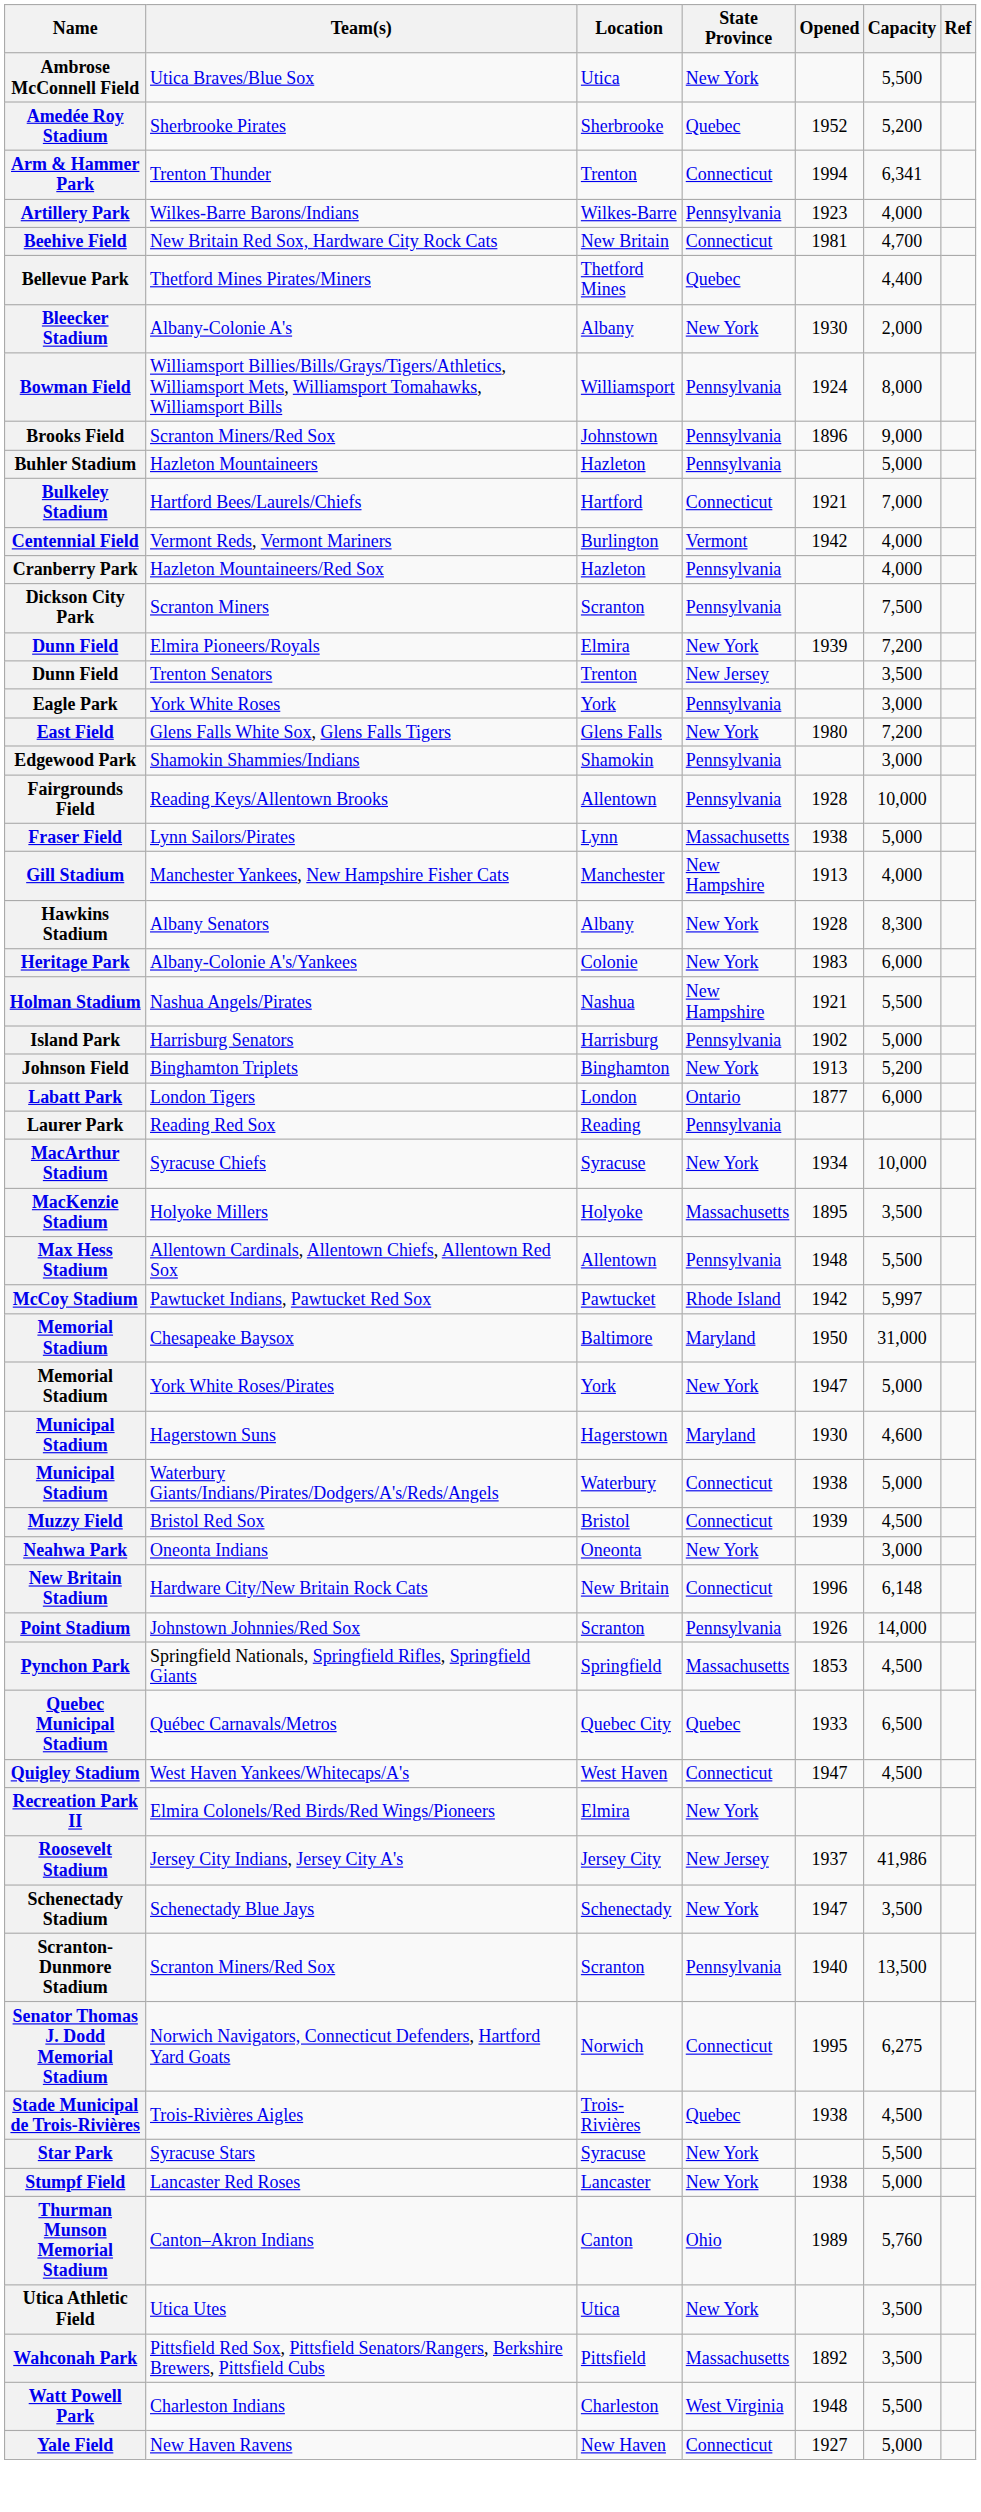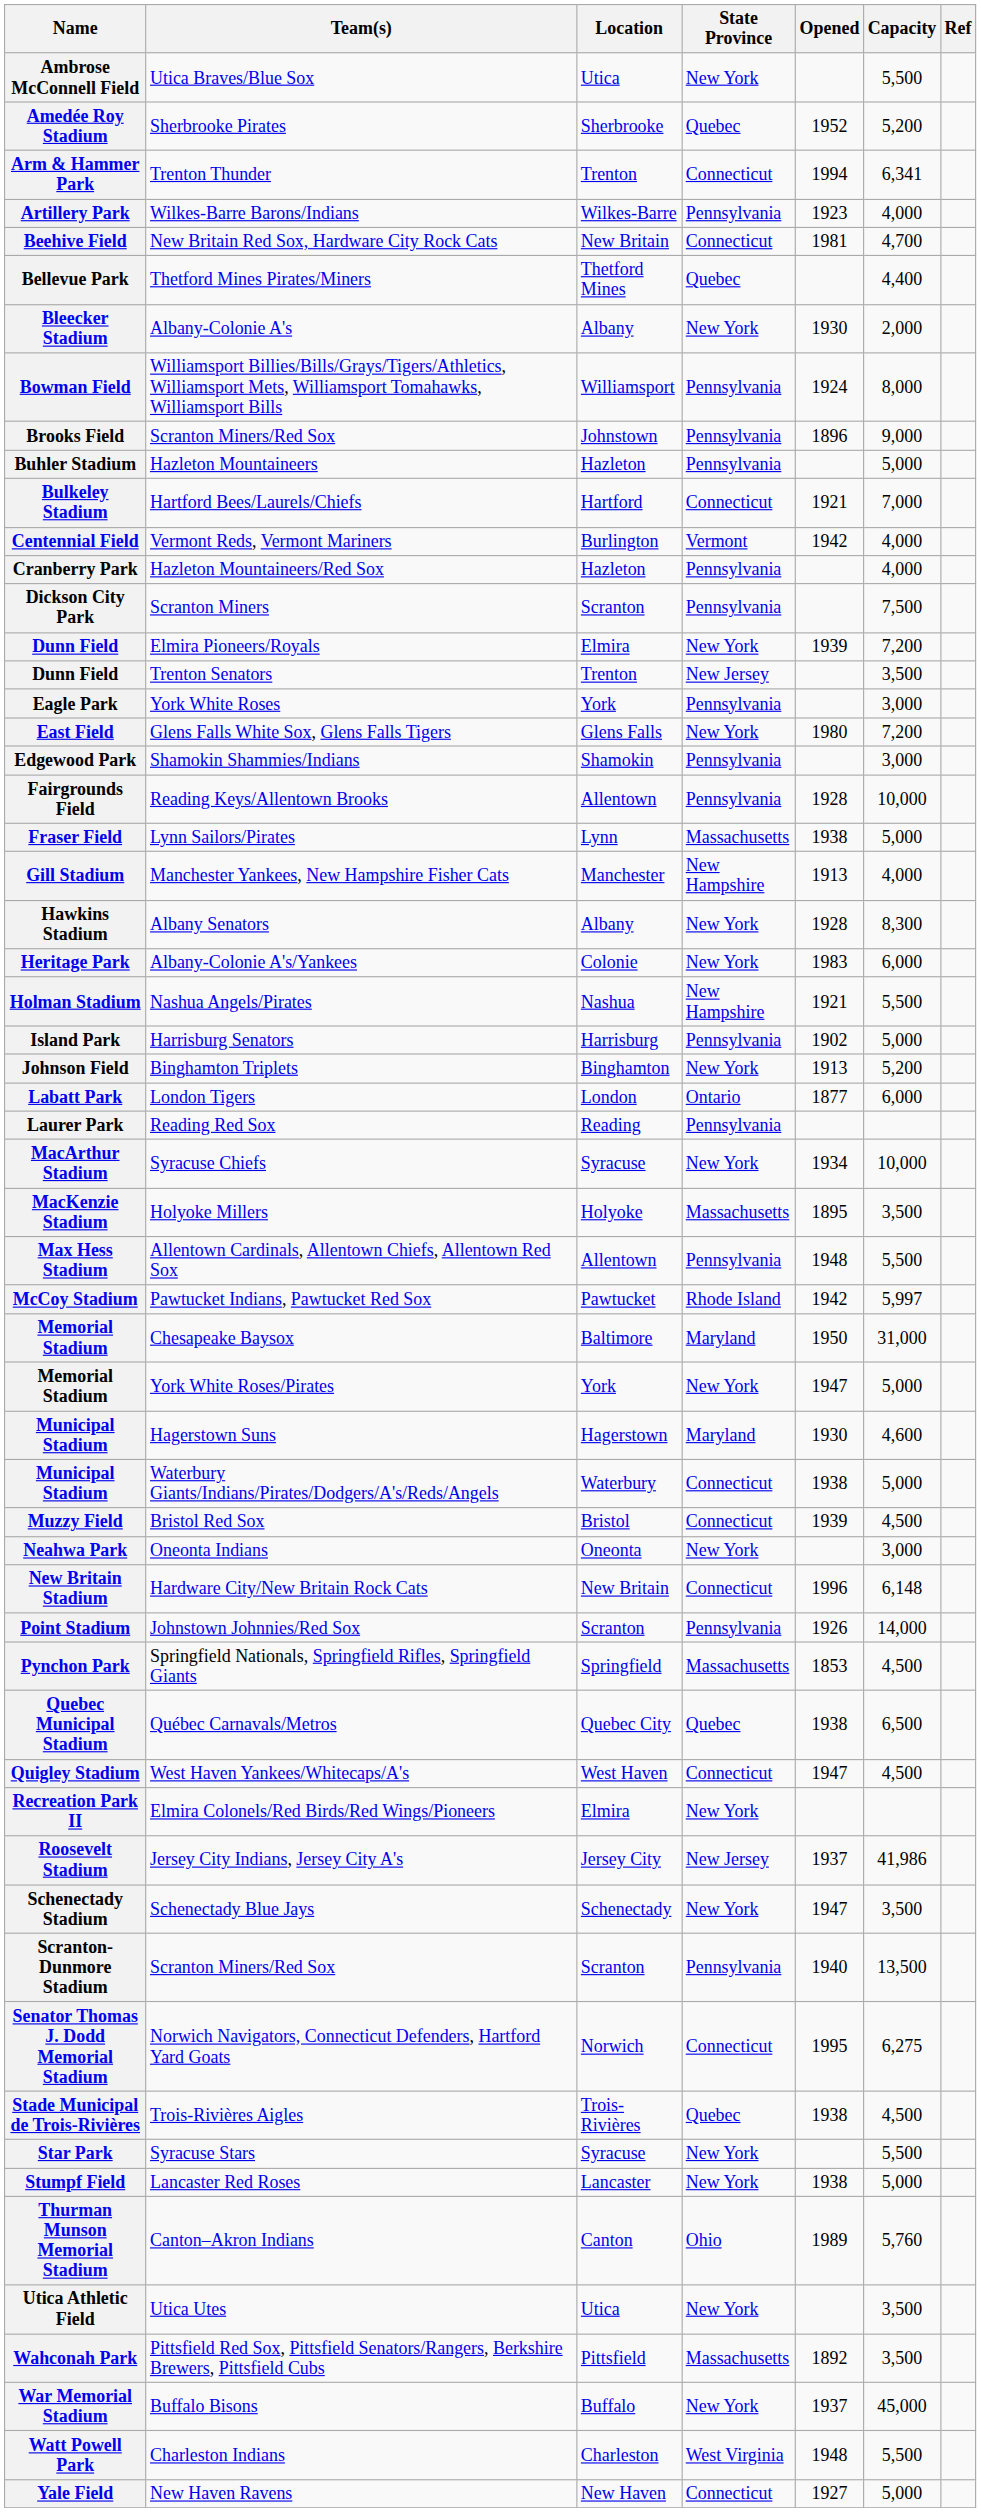(829, 1724) 1933 -> (829, 1724) 1938
+ row: (75, 2406)
